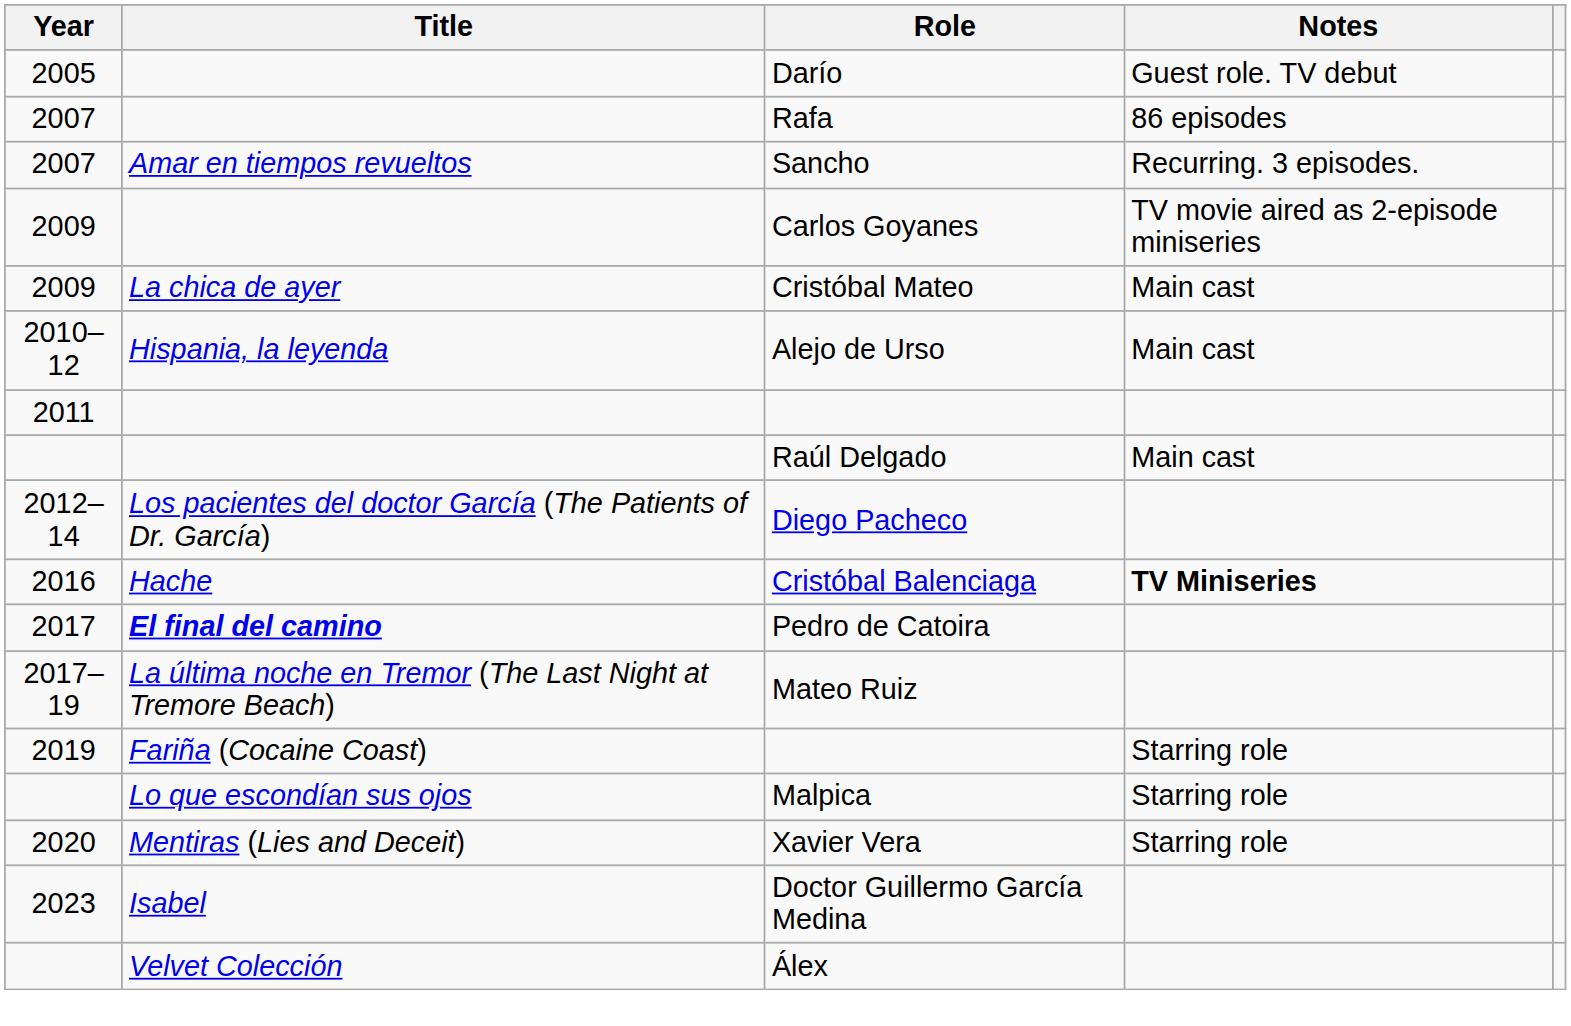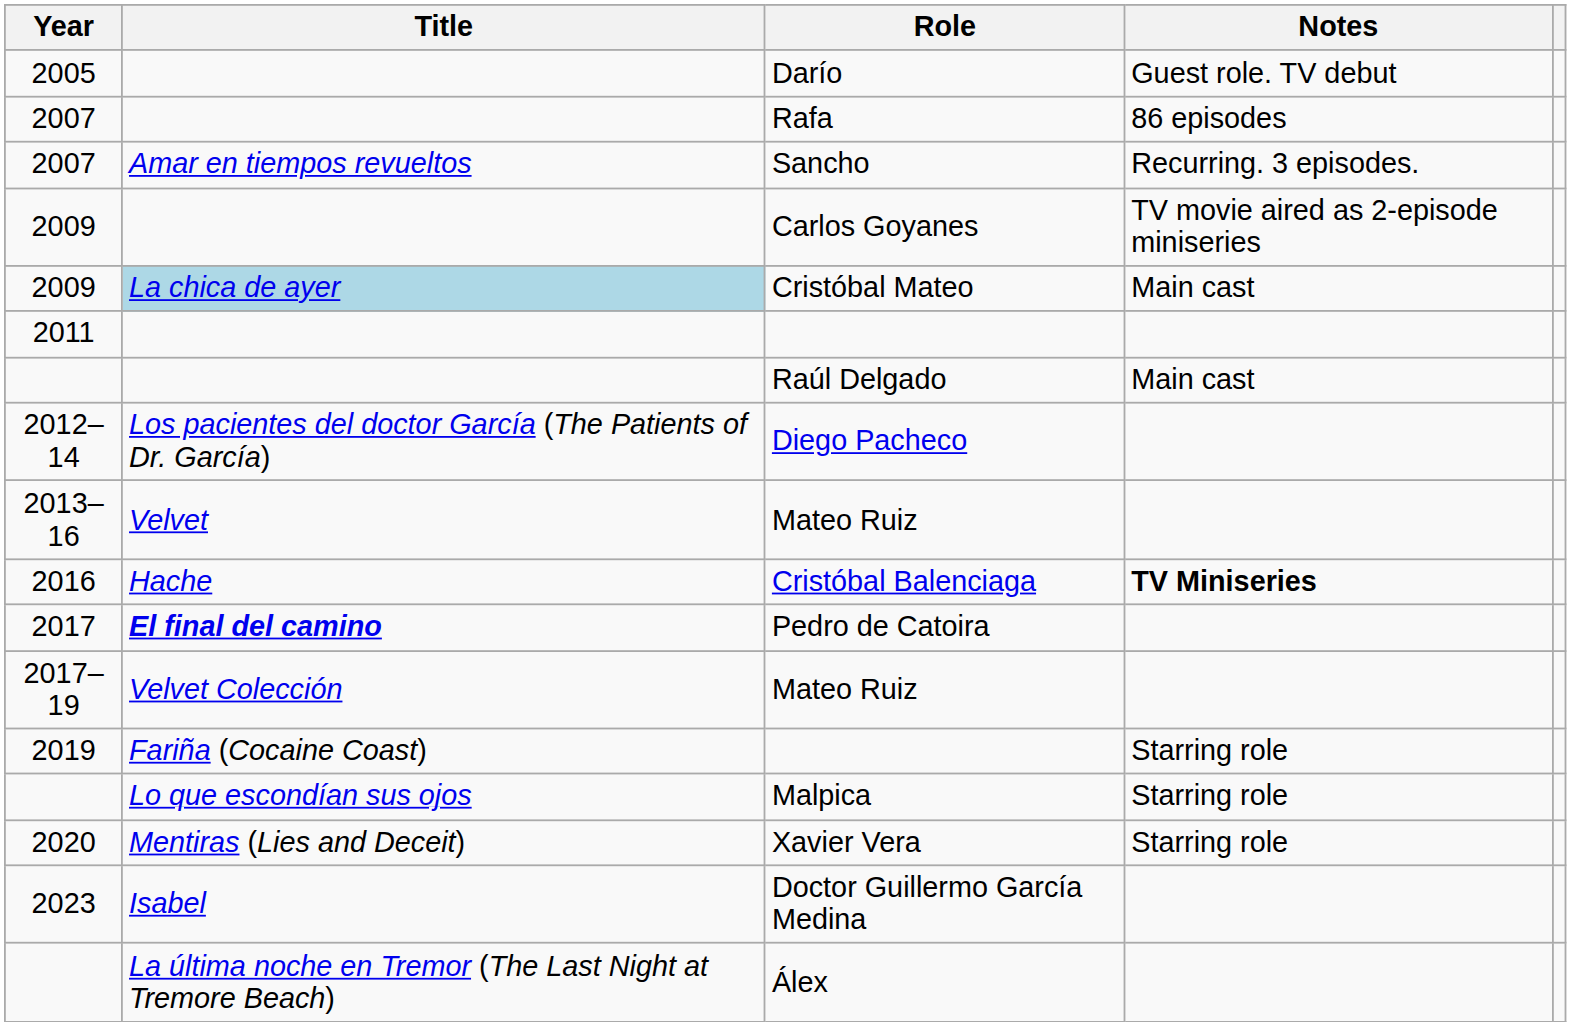(235, 288) no background -> (235, 288) lightblue background
- row: (64, 349)
+ row: (64, 519)
(418, 688) La última noche en Tremor (The Last Night at Tremore Beach) -> (236, 688) Velvet Colección
(236, 965) Velvet Colección -> (418, 982) La última noche en Tremor (The Last Night at Tremore Beach)
